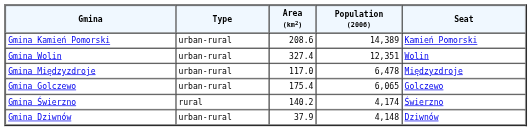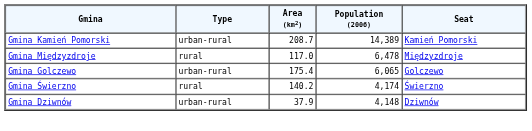(301, 41) 208.6 -> (301, 41) 208.7
- row: (35, 56)
(205, 71) urban-rural -> (191, 56) rural
